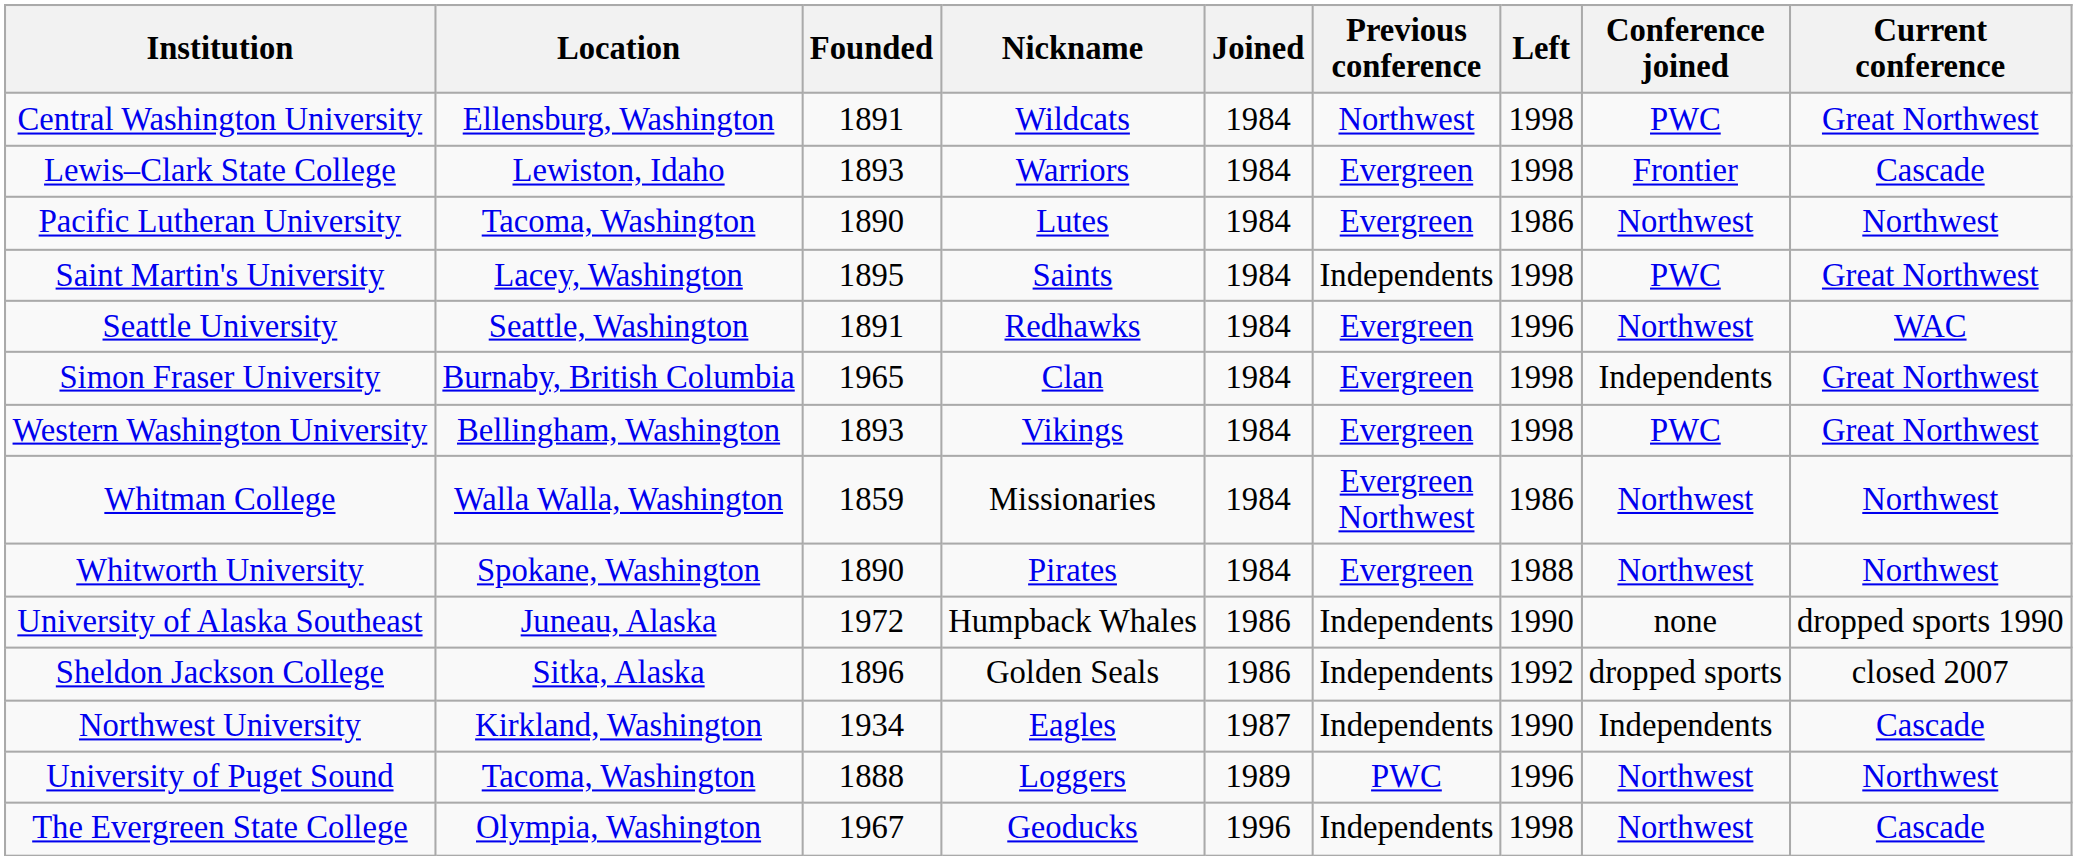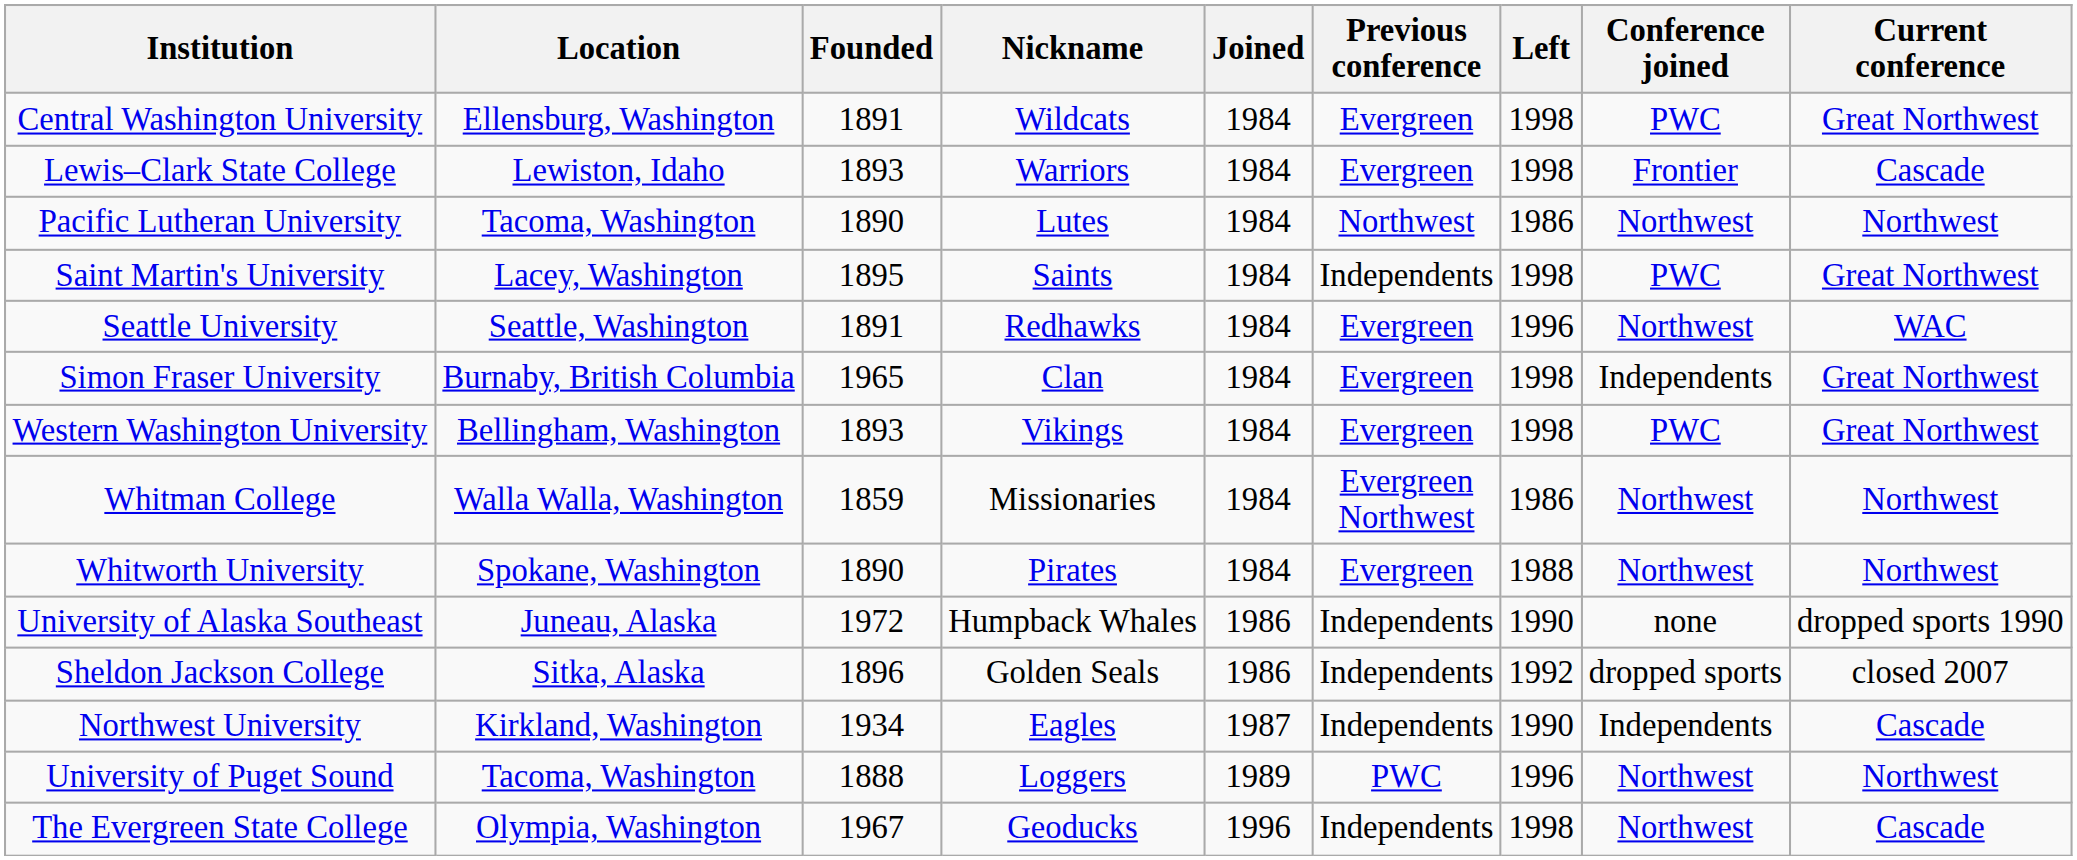(1406, 118) Northwest -> (1406, 118) Evergreen
(1406, 222) Evergreen -> (1406, 222) Northwest
